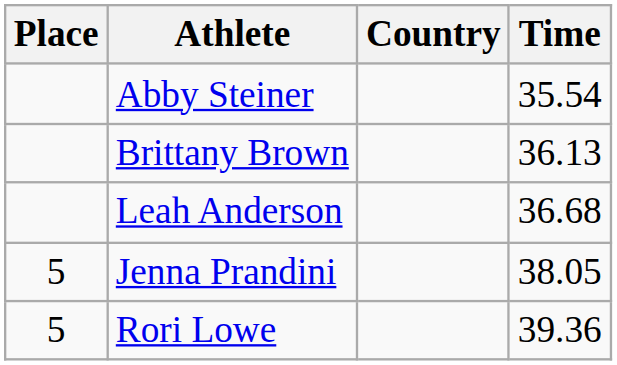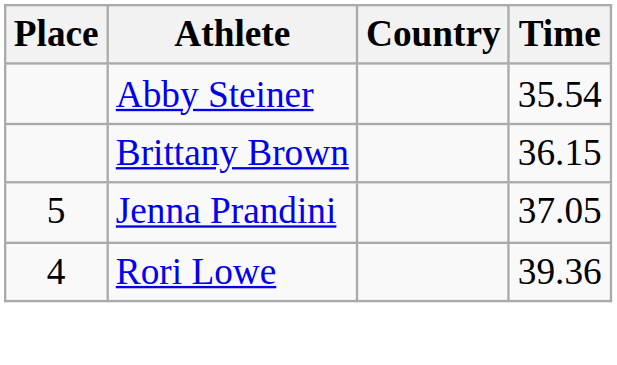(560, 152) 36.13 -> (560, 152) 36.15
- row: (229, 211)
(560, 270) 38.05 -> (560, 211) 37.05
(56, 329) 5 -> (56, 270) 4
